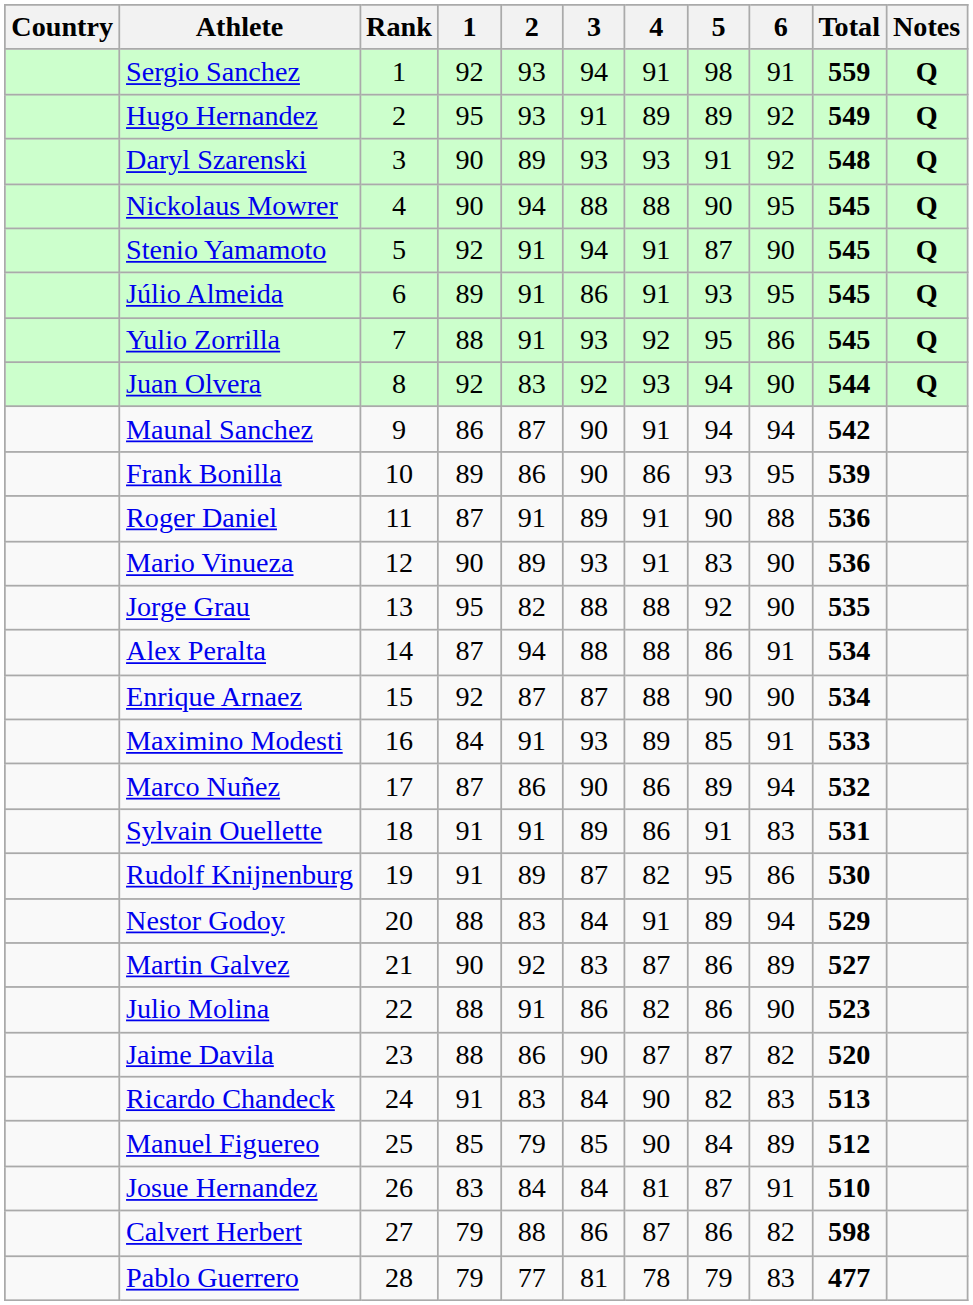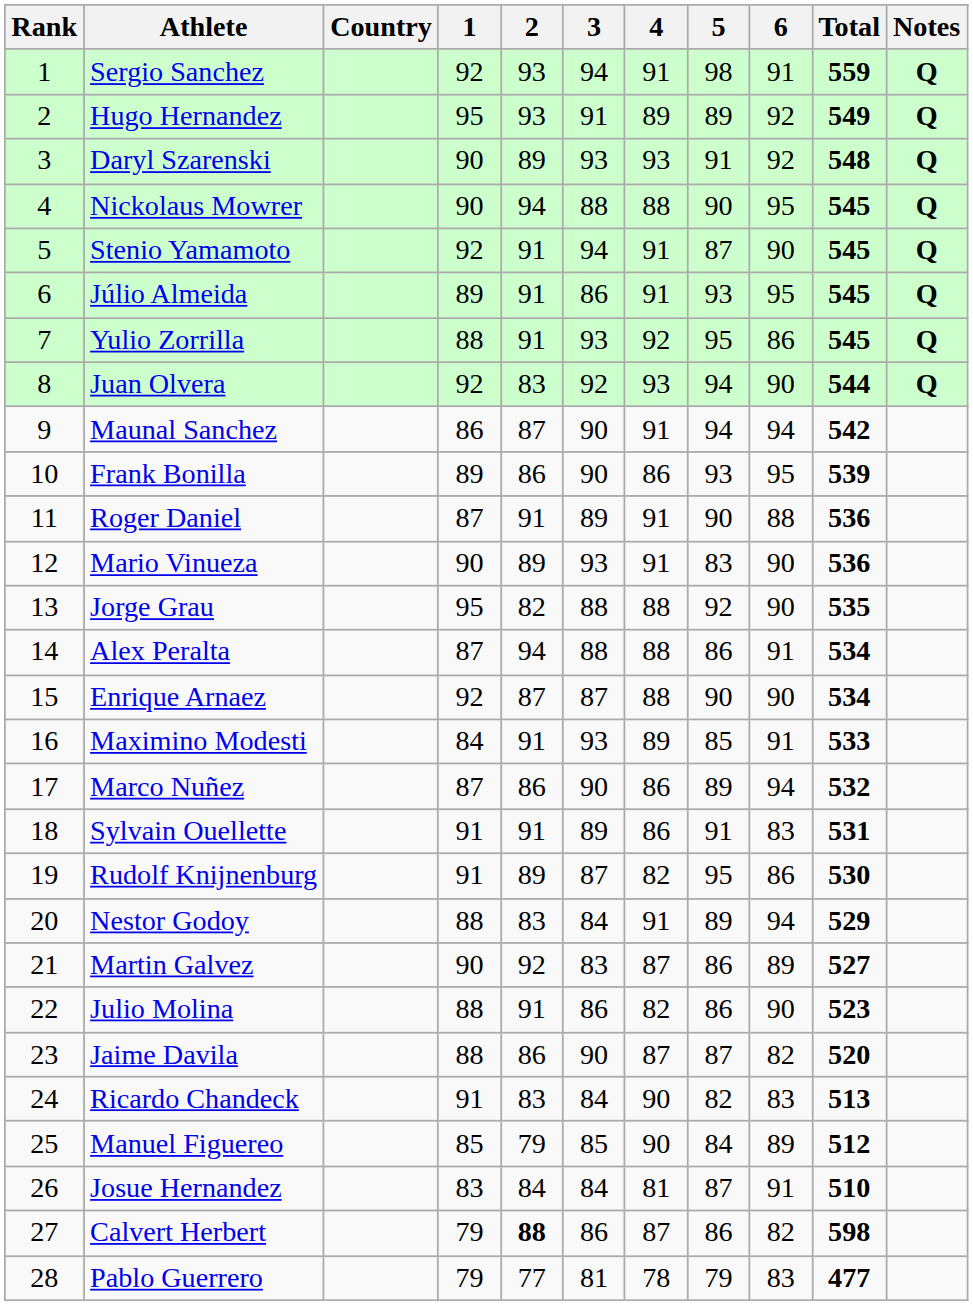columns swapped: (399, 26) <-> (62, 26)
(532, 1232) normal -> (532, 1232) bold
